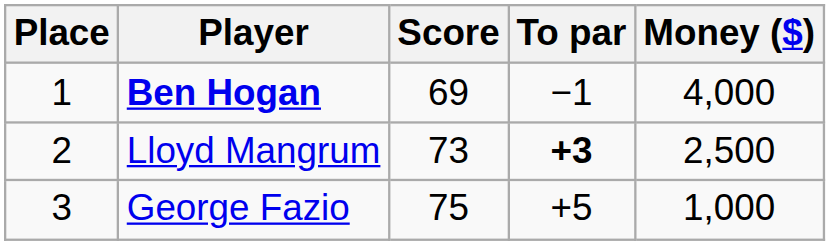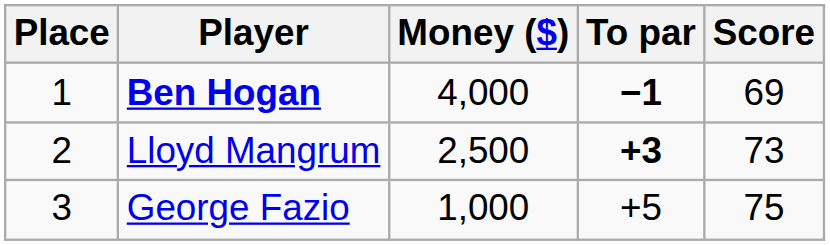columns swapped: (449, 33) <-> (729, 33)
(571, 92) normal -> (641, 92) bold
